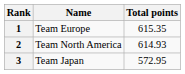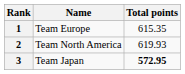(152, 45) 614.93 -> (152, 45) 619.93
(152, 61) normal -> (152, 61) bold
